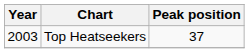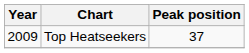(23, 36) 2003 -> (23, 36) 2009
